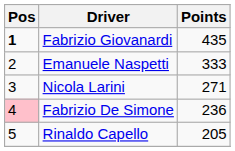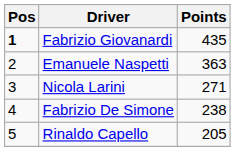(214, 63) 333 -> (214, 63) 363
(12, 110) pink background -> (12, 110) no background
(214, 110) 236 -> (214, 110) 238
